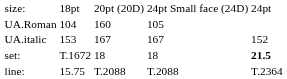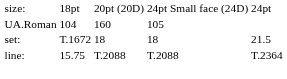- row: (26, 39)
(261, 55) bold -> (261, 39) normal
